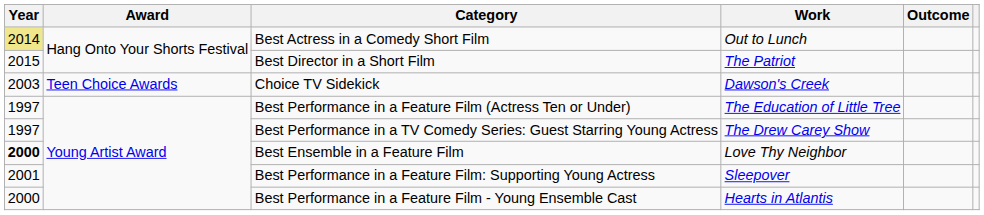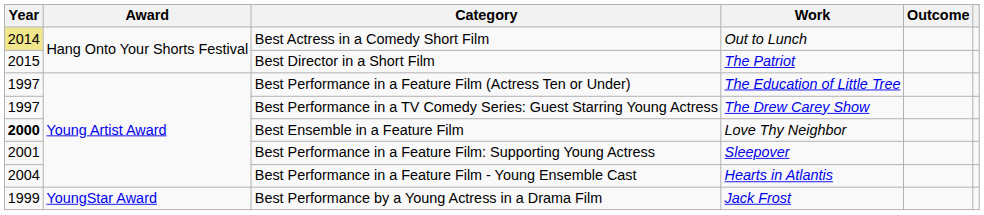- row: (317, 84)
(24, 198) 2000 -> (24, 175) 2004
+ row: (428, 198)
